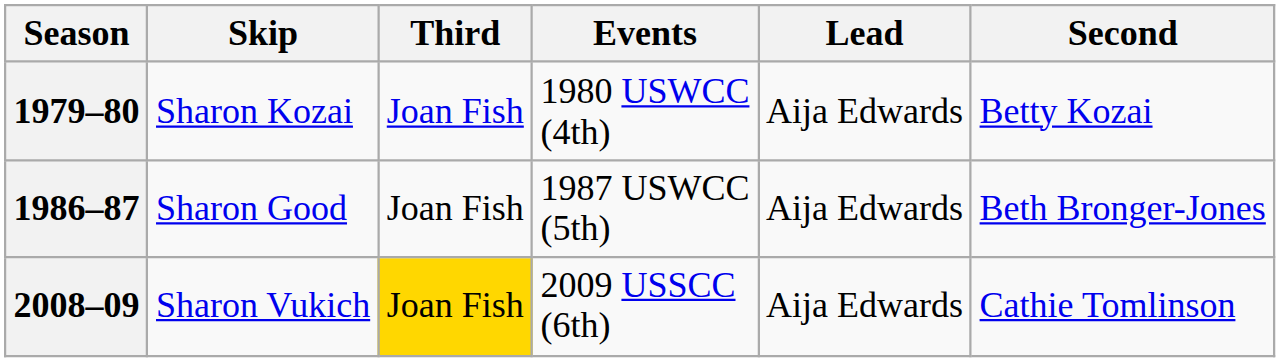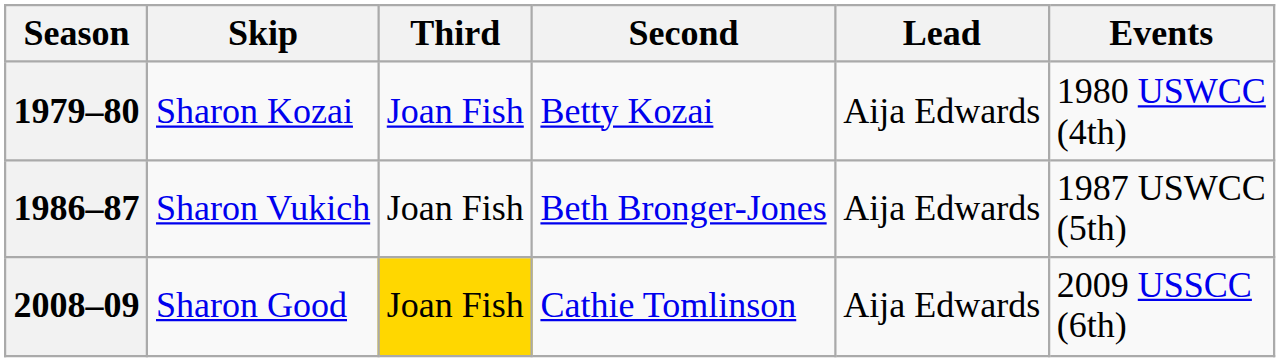columns swapped: (1123, 33) <-> (645, 33)
(252, 207) Sharon Good -> (263, 207) Sharon Vukich
(263, 305) Sharon Vukich -> (252, 305) Sharon Good
